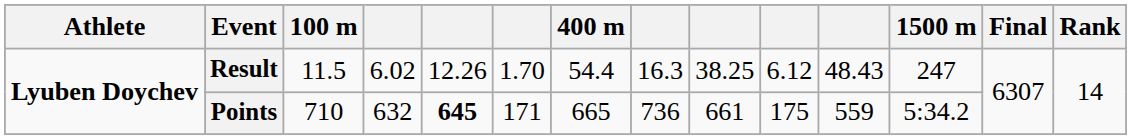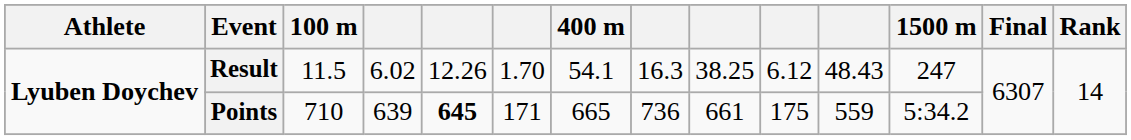(591, 69) 54.4 -> (591, 69) 54.1
(393, 112) 632 -> (393, 112) 639
